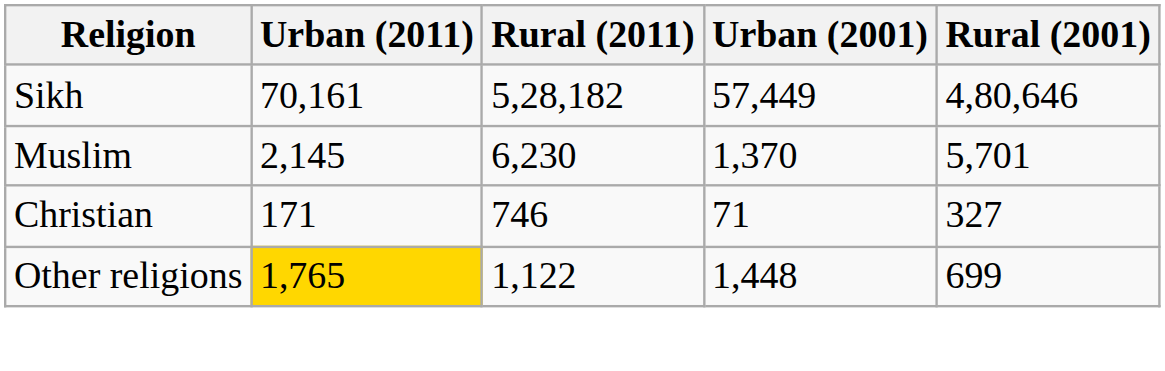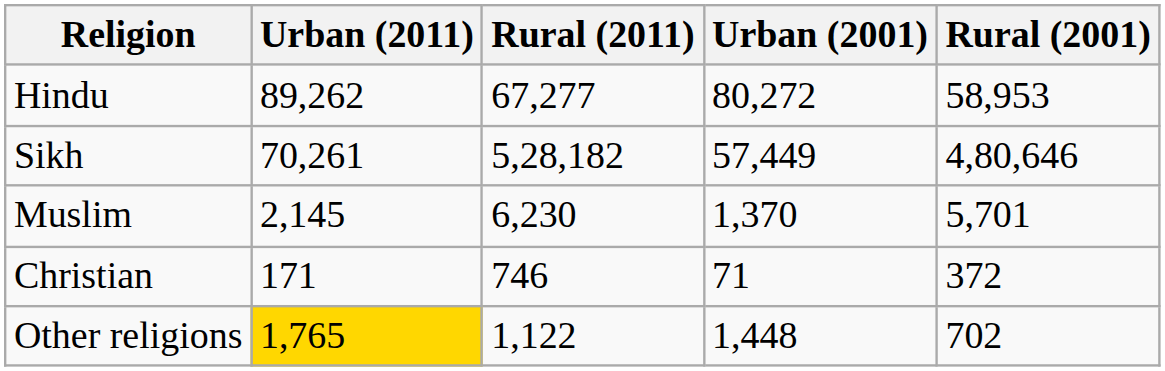+ row: (61, 94)
(312, 94) 70,161 -> (312, 154) 70,261
(974, 214) 327 -> (974, 275) 372
(974, 275) 699 -> (974, 335) 702
